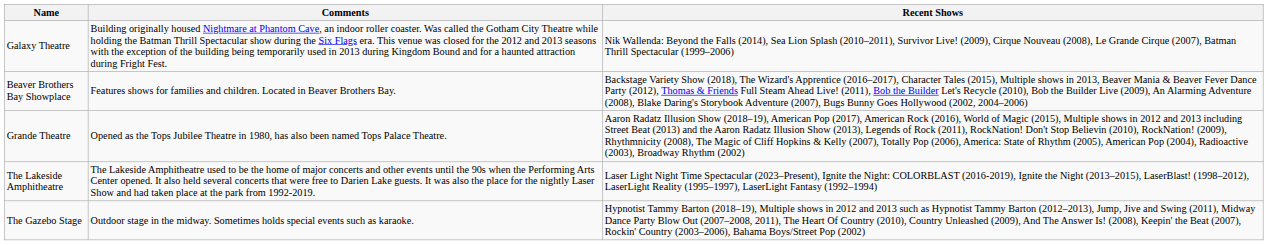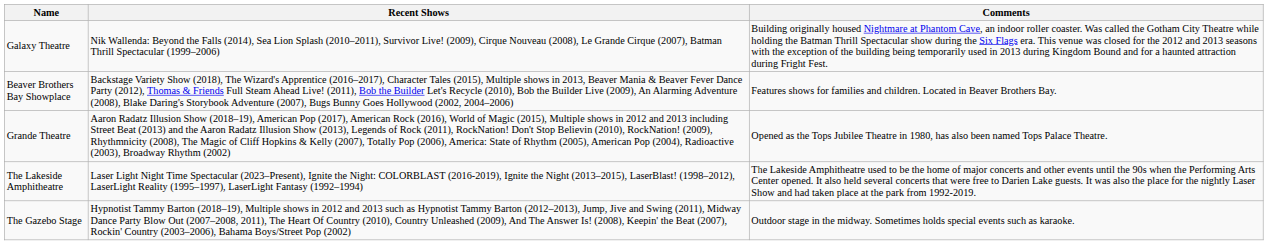columns swapped: (933, 12) <-> (345, 12)
